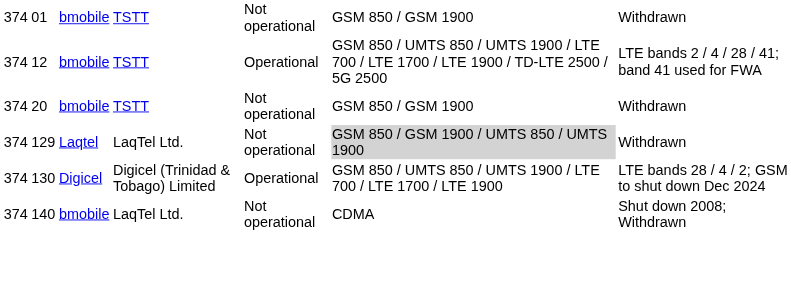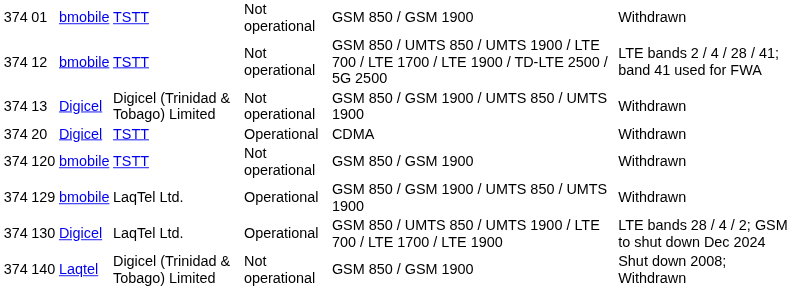(281, 62) Operational -> (280, 62) Not operational
+ row: (39, 106)
(84, 106) bmobile -> (81, 134) Digicel
(280, 106) Not operational -> (281, 134) Operational
(403, 106) GSM 850 / GSM 1900 -> (353, 134) CDMA
+ row: (43, 161)
(79, 142) Laqtel -> (84, 197) bmobile
(280, 142) Not operational -> (281, 197) Operational
(470, 142) lightgrey background -> (470, 197) no background
(172, 178) Digicel (Trinidad & Tobago) Limited -> (148, 233) LaqTel Ltd.
(84, 214) bmobile -> (79, 269) Laqtel
(148, 214) LaqTel Ltd. -> (172, 269) Digicel (Trinidad & Tobago) Limited
(353, 214) CDMA -> (403, 269) GSM 850 / GSM 1900
